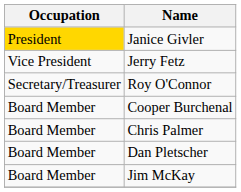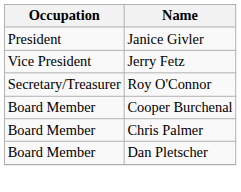(35, 38) gold background -> (35, 38) no background
- row: (161, 175)
